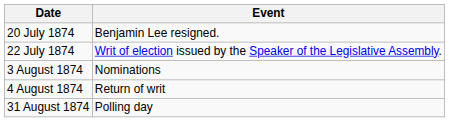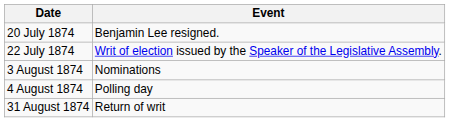(130, 88) Return of writ -> (124, 88) Polling day
(124, 107) Polling day -> (130, 107) Return of writ
